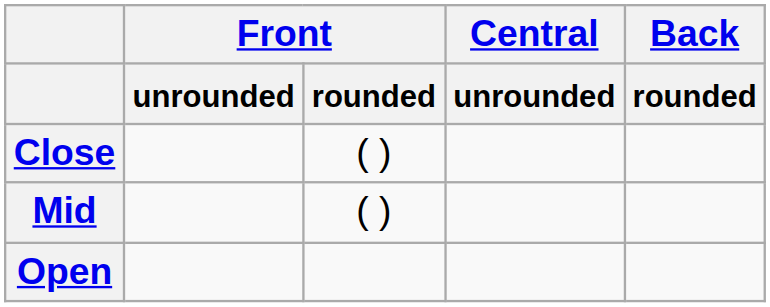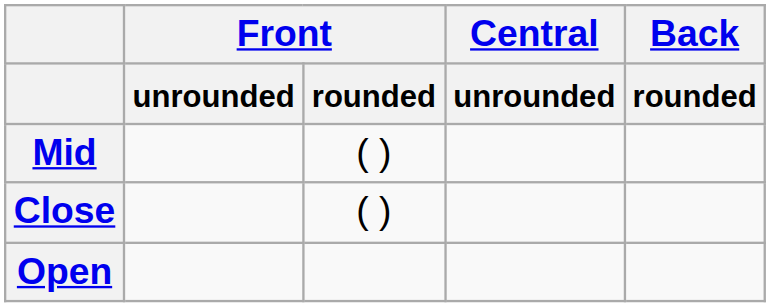rows swapped: (65, 152) <-> (65, 211)
